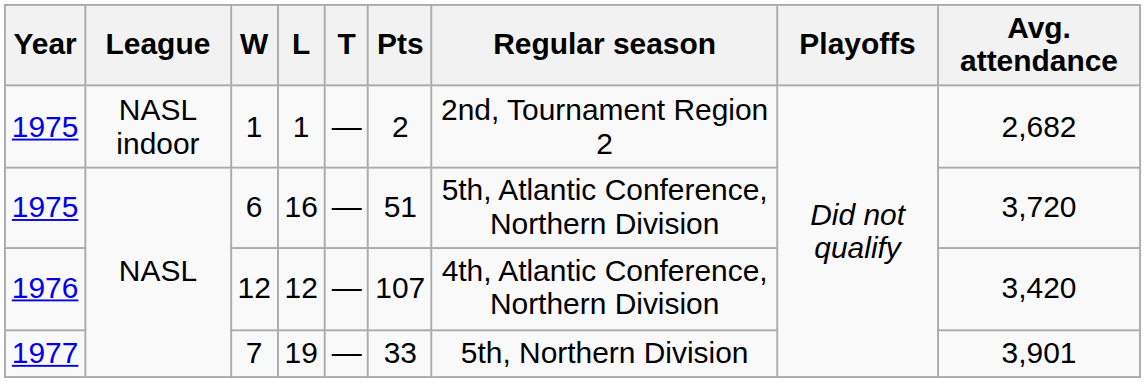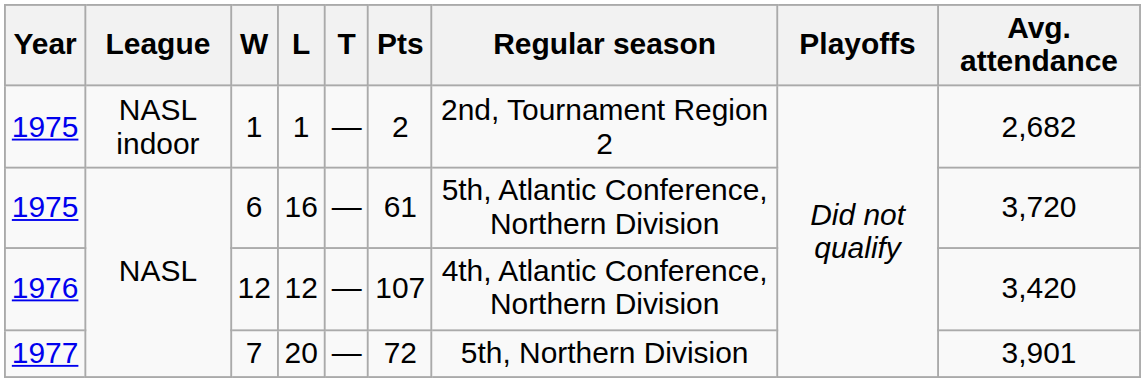(400, 207) 51 -> (400, 207) 61
(301, 352) 19 -> (301, 352) 20
(400, 352) 33 -> (400, 352) 72
